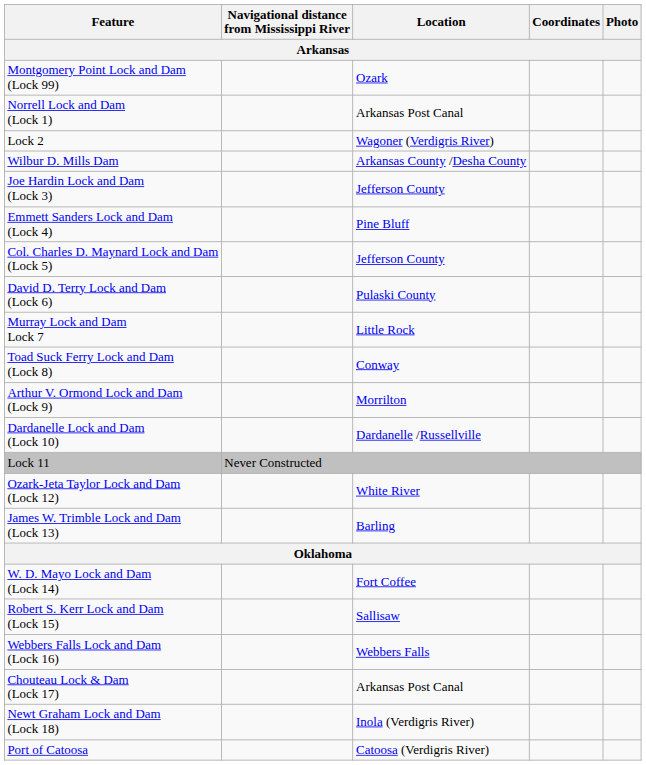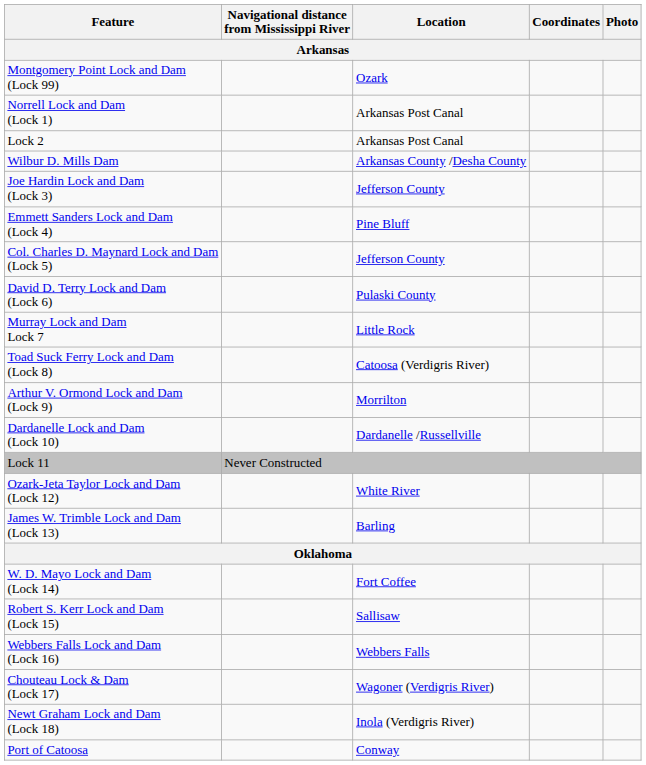(425, 140) Wagoner (Verdigris River) -> (410, 140) Arkansas Post Canal
(378, 364) Conway -> (423, 364) Catoosa (Verdigris River)
(410, 686) Arkansas Post Canal -> (425, 686) Wagoner (Verdigris River)
(423, 749) Catoosa (Verdigris River) -> (378, 749) Conway
